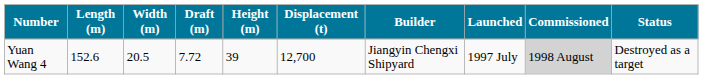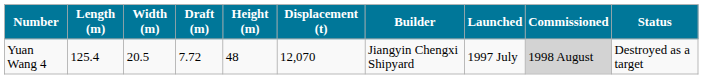(85, 56) 152.6 -> (85, 56) 125.4
(232, 56) 39 -> (232, 56) 48
(298, 56) 12,700 -> (298, 56) 12,070
